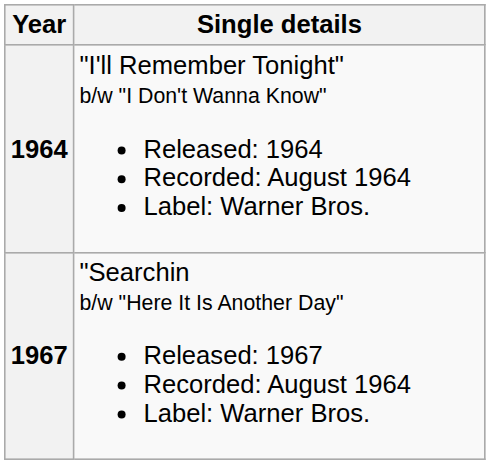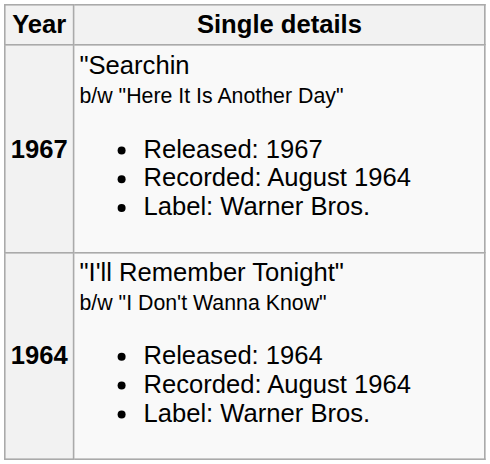rows swapped: (39, 148) <-> (39, 355)
